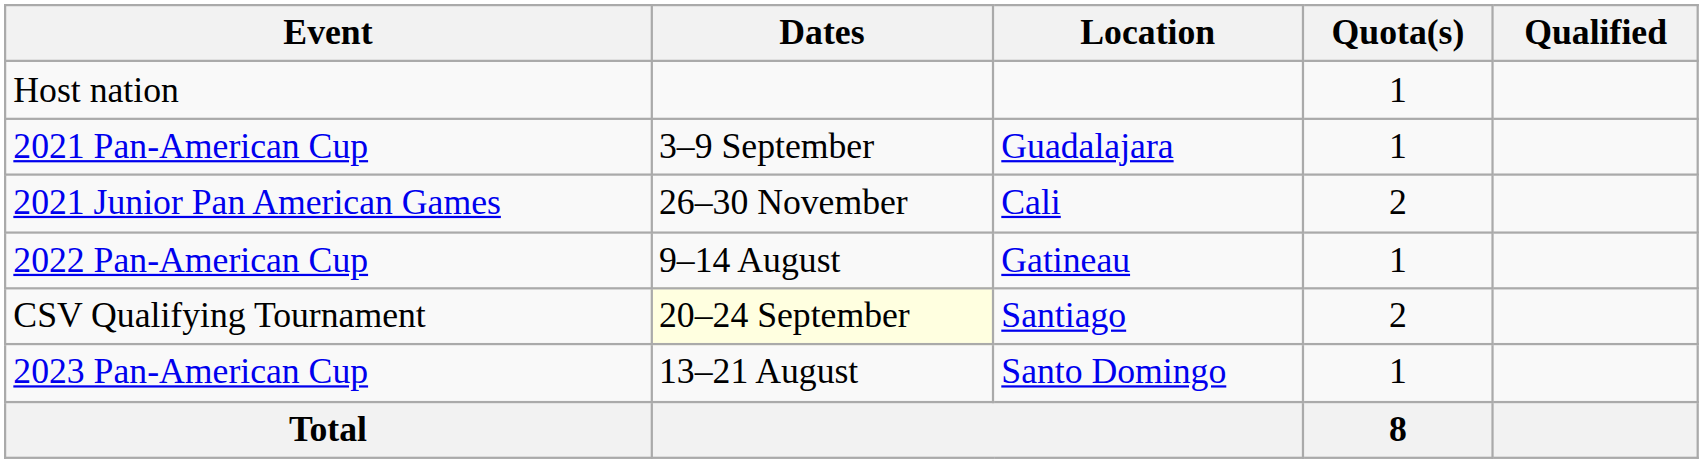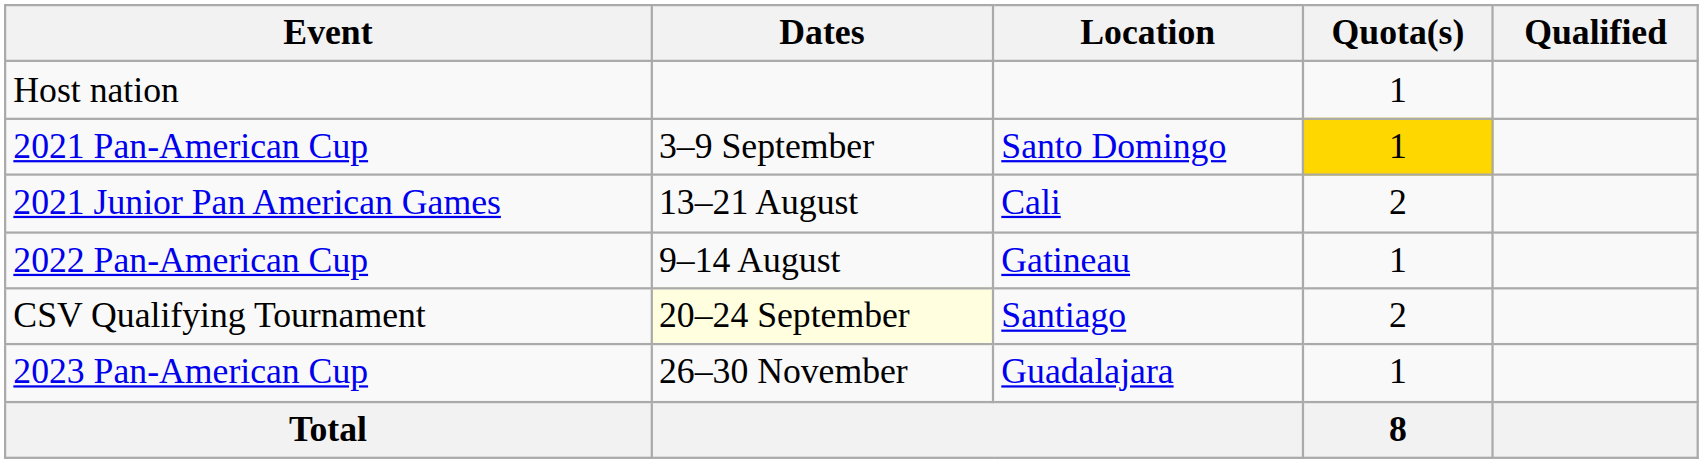(1087, 145) Guadalajara -> (1114, 145) Santo Domingo
(1398, 145) no background -> (1398, 145) gold background
(783, 202) 26–30 November -> (759, 202) 13–21 August
(759, 372) 13–21 August -> (783, 372) 26–30 November
(1114, 372) Santo Domingo -> (1087, 372) Guadalajara
